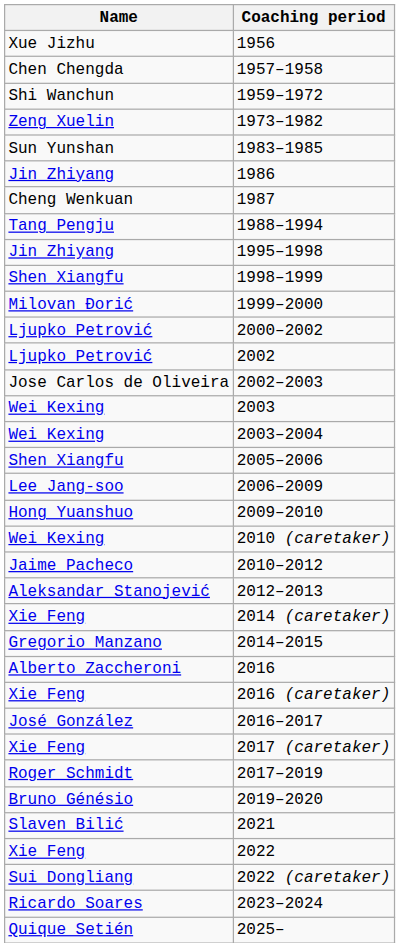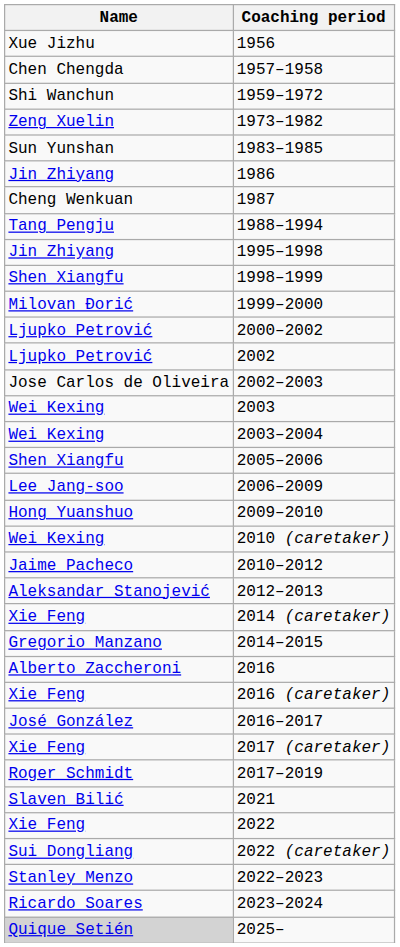- row: (280, 799)
+ row: (280, 878)
(71, 930) no background -> (71, 930) lightgrey background
